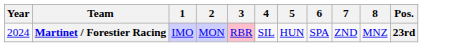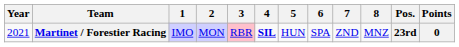+ column: (437, 14)
(18, 32) 2024 -> (18, 32) 2021
(266, 32) normal -> (267, 32) bold
